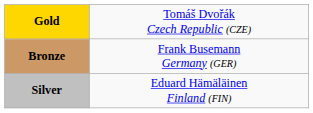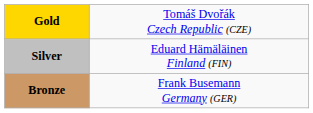rows swapped: (47, 90) <-> (47, 55)
